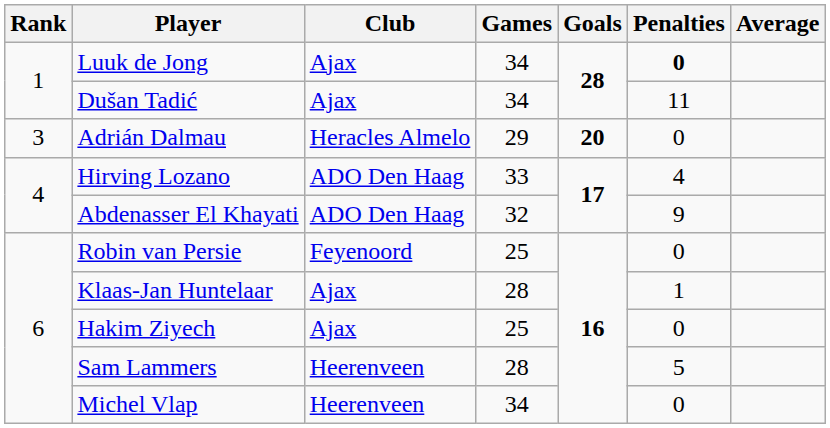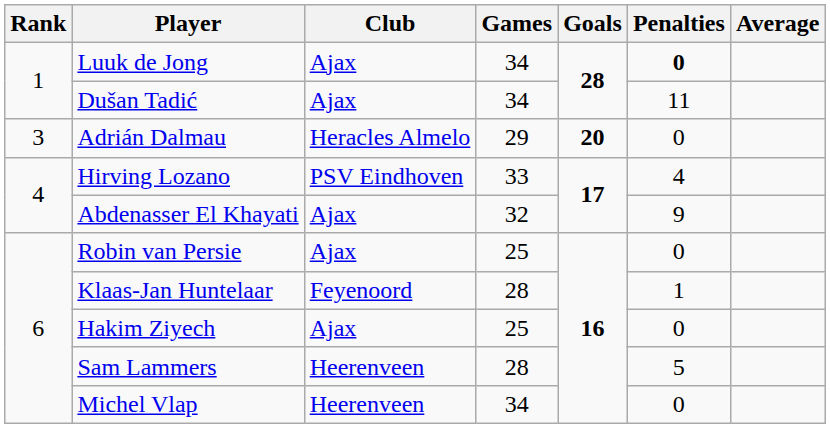(387, 175) ADO Den Haag -> (387, 175) PSV Eindhoven
(387, 213) ADO Den Haag -> (333, 213) Ajax
(361, 251) Feyenoord -> (333, 251) Ajax
(333, 289) Ajax -> (361, 289) Feyenoord
